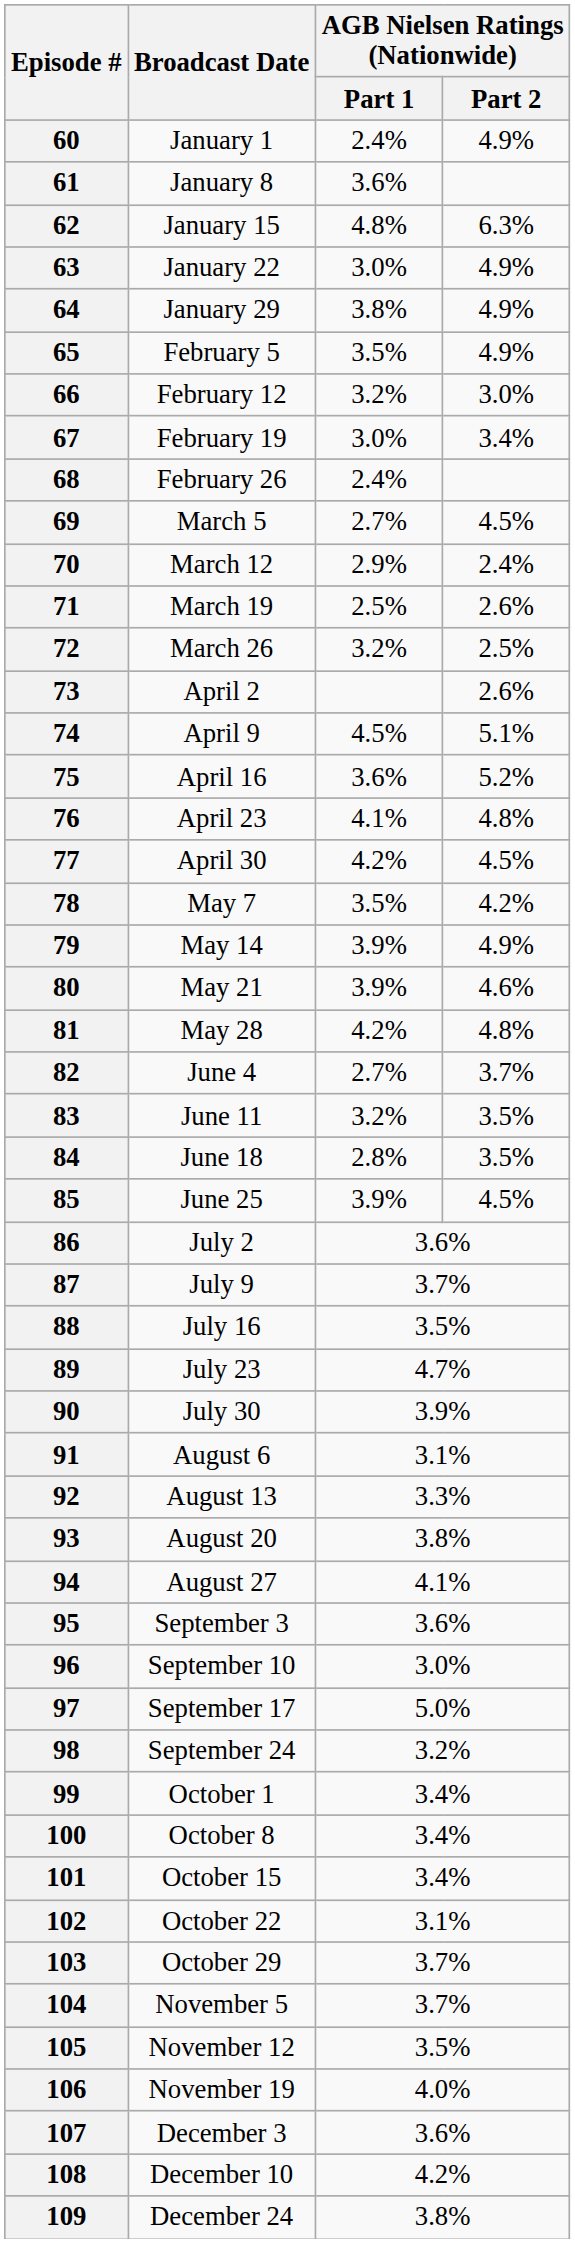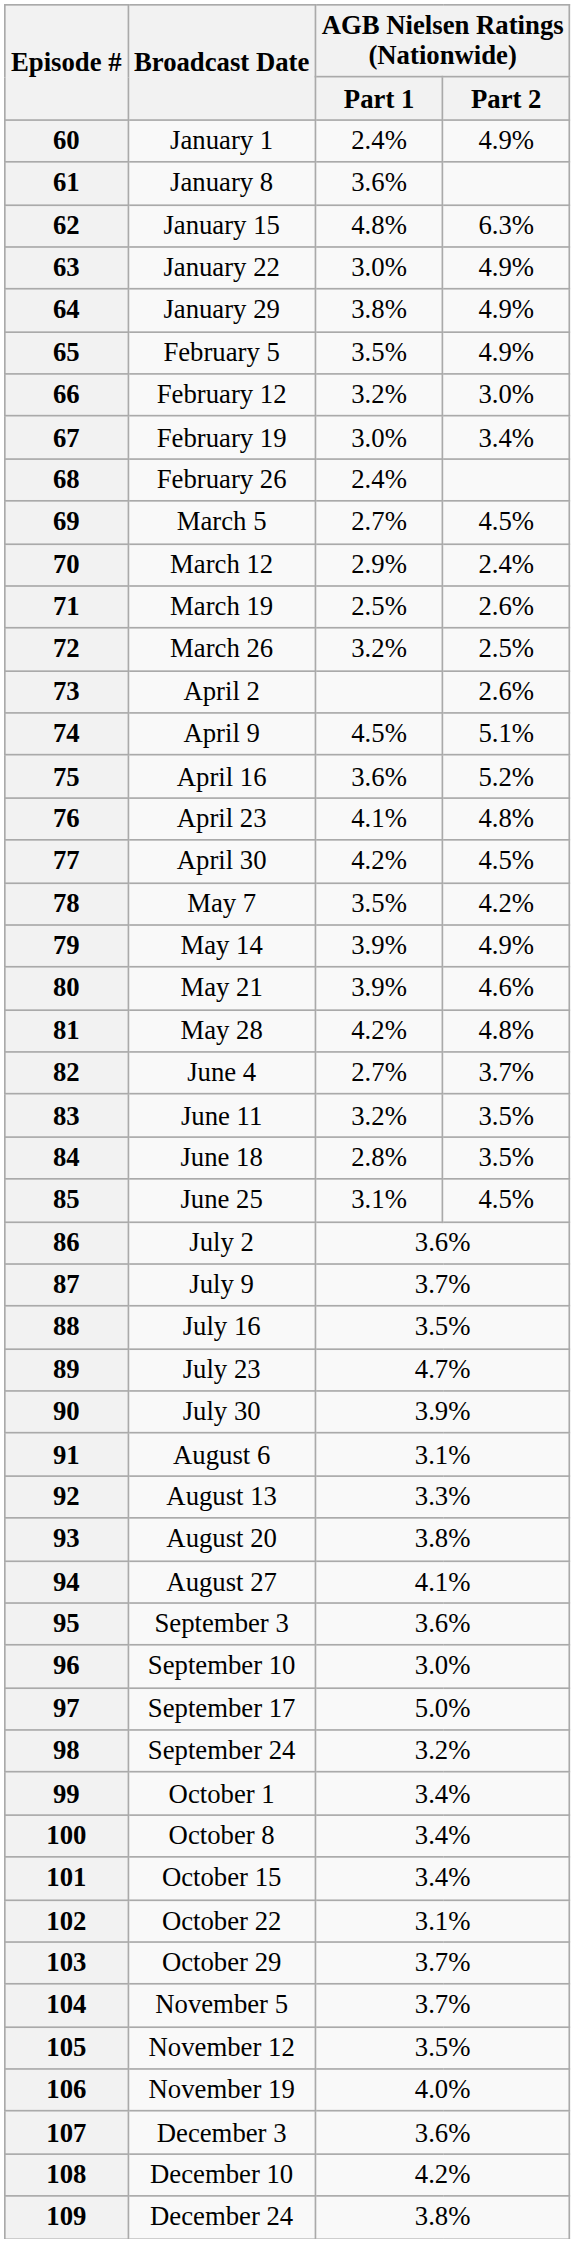(379, 1199) 3.9% -> (379, 1199) 3.1%
